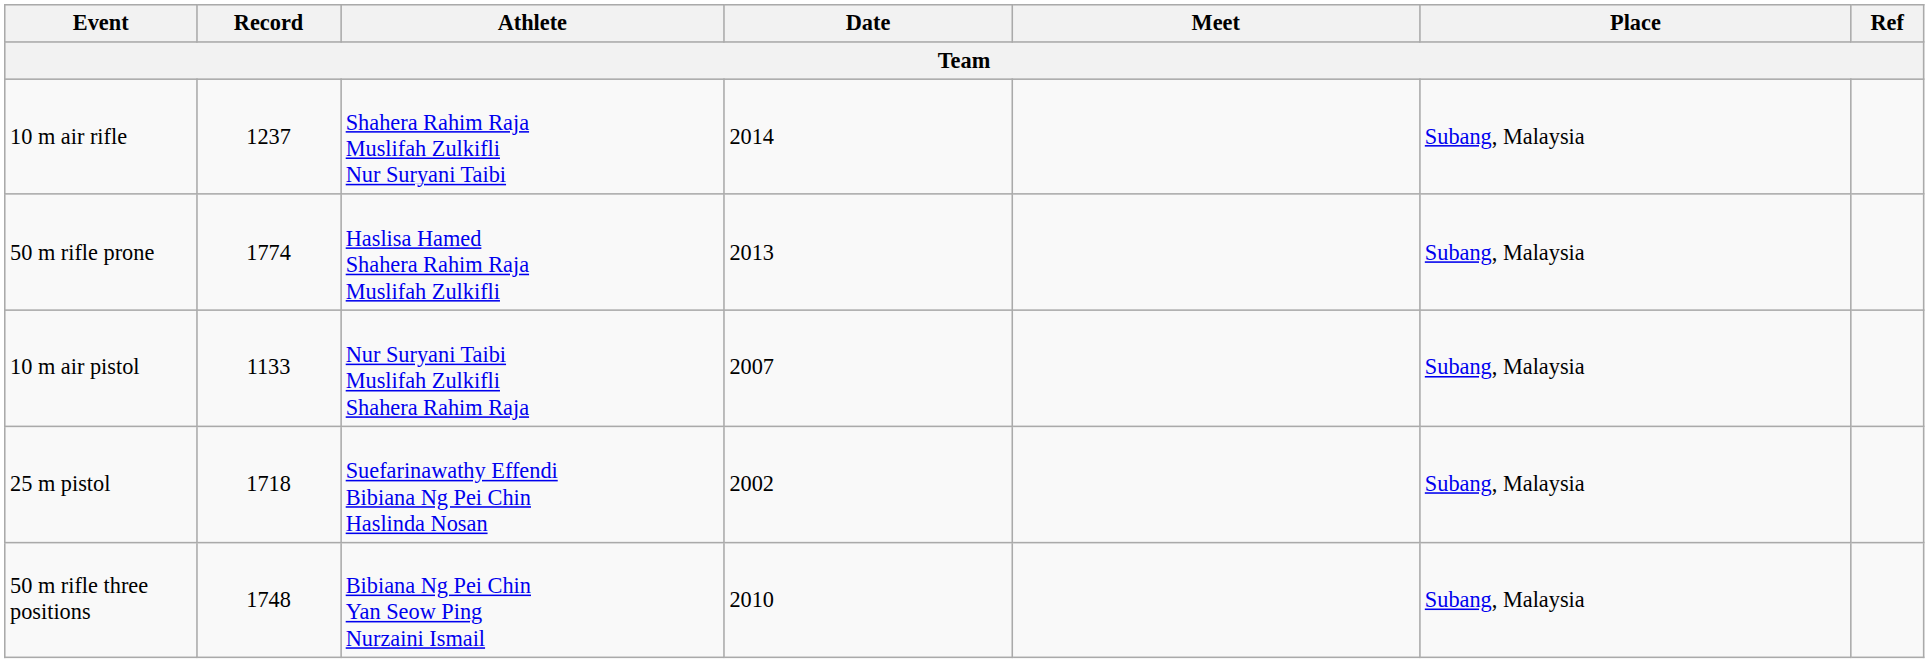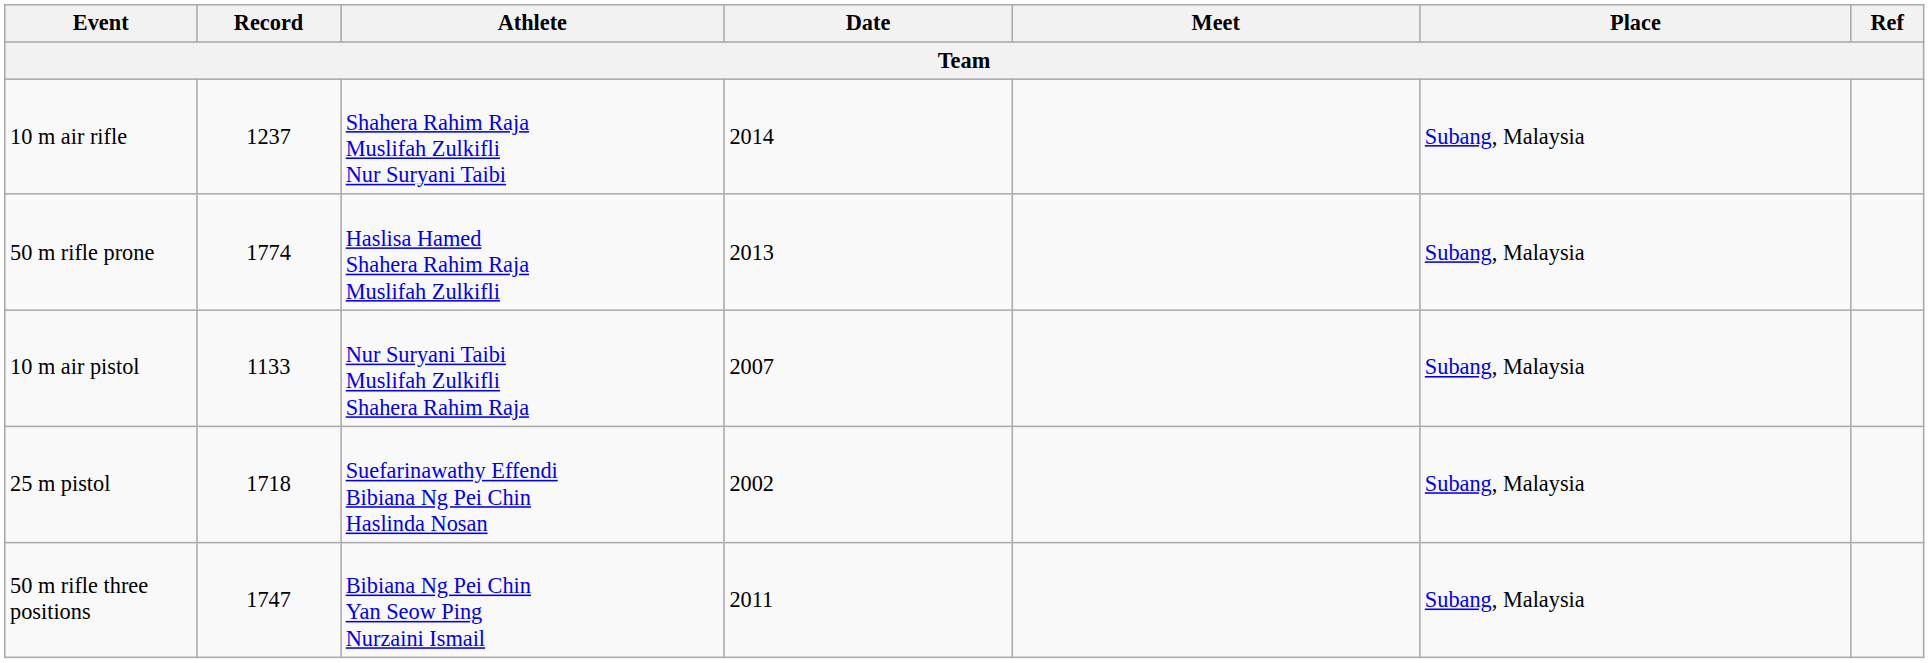(269, 599) 1748 -> (269, 599) 1747
(752, 599) 2010 -> (751, 599) 2011
